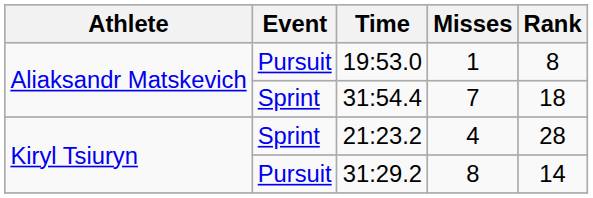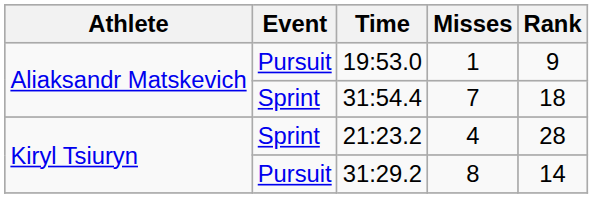(553, 62) 8 -> (553, 62) 9
